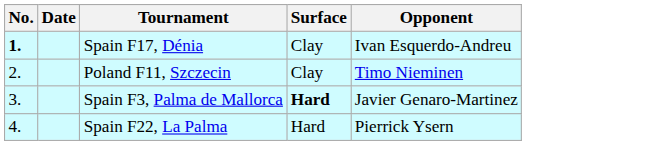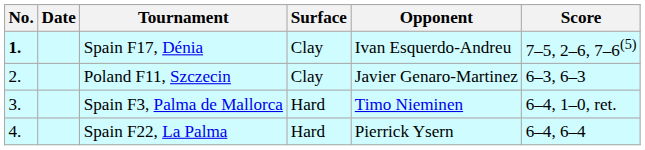+ column: (581, 18)
(409, 72) Timo Nieminen -> (436, 77) Javier Genaro-Martinez
(310, 99) bold -> (308, 104) normal
(436, 99) Javier Genaro-Martinez -> (409, 104) Timo Nieminen
